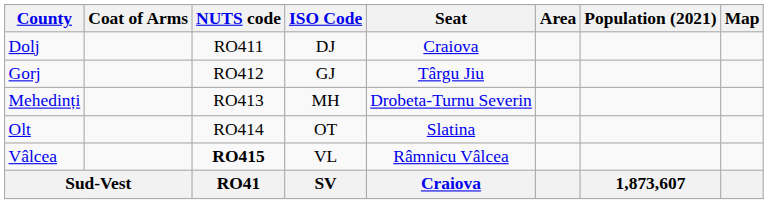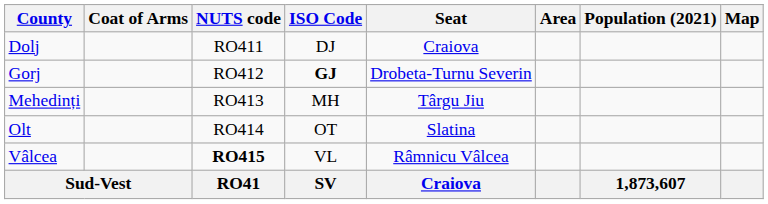(326, 73) normal -> (326, 73) bold
(451, 73) Târgu Jiu -> (451, 73) Drobeta-Turnu Severin
(451, 101) Drobeta-Turnu Severin -> (451, 101) Târgu Jiu
